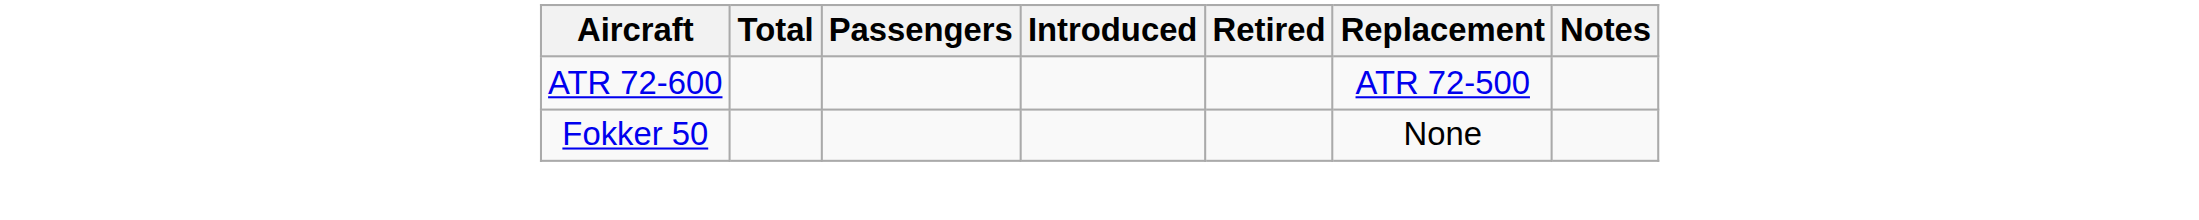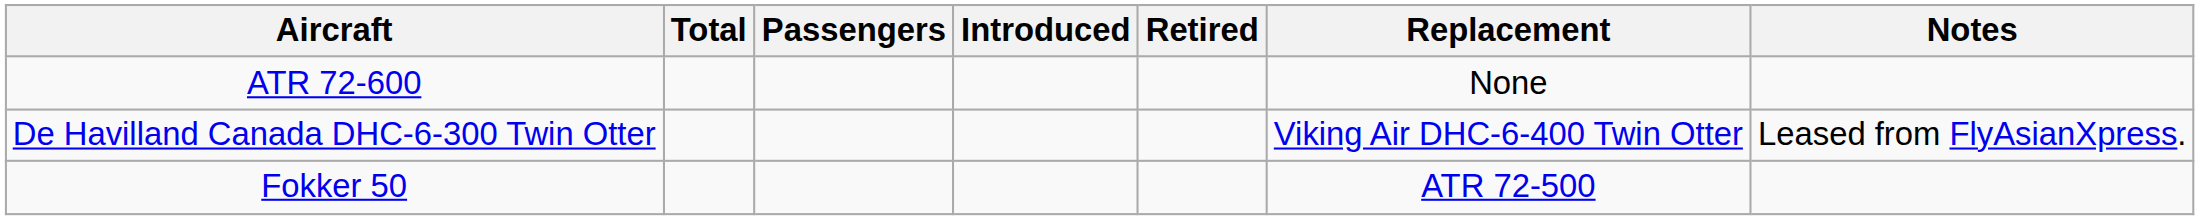(1443, 82) ATR 72-500 -> (1508, 82) None
+ row: (334, 134)
(1443, 134) None -> (1508, 186) ATR 72-500
